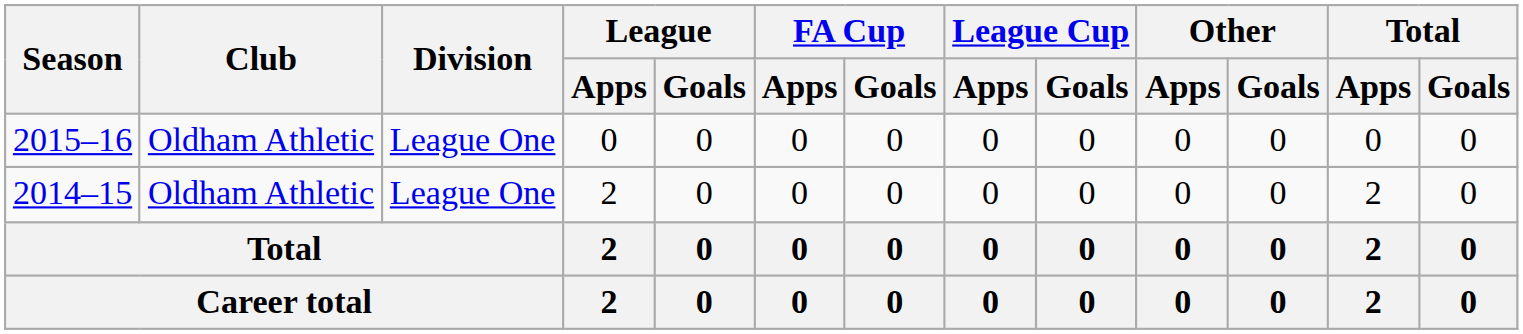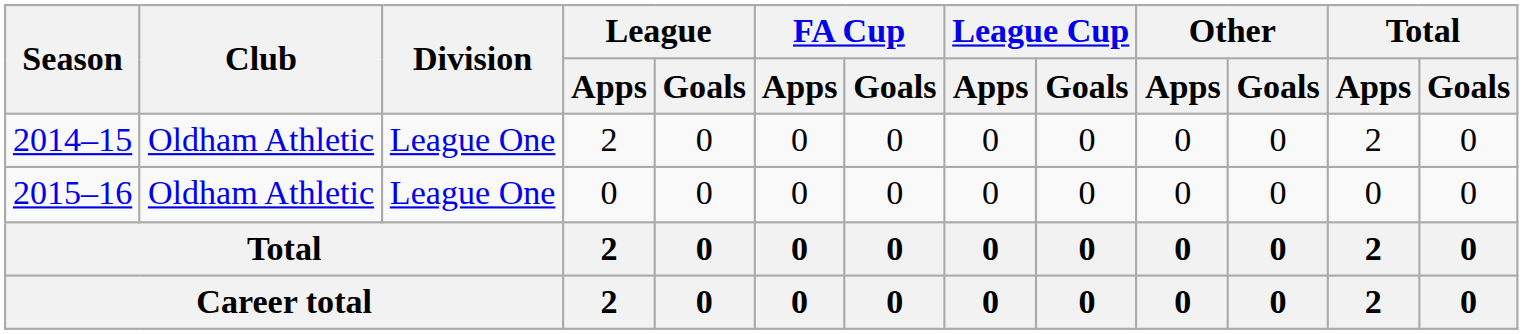rows swapped: (73, 193) <-> (73, 139)
